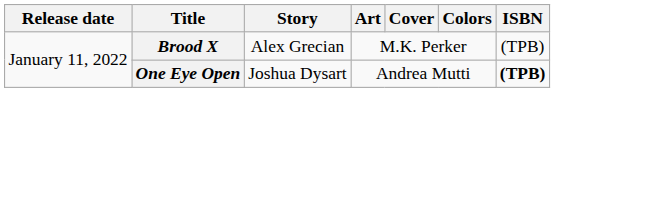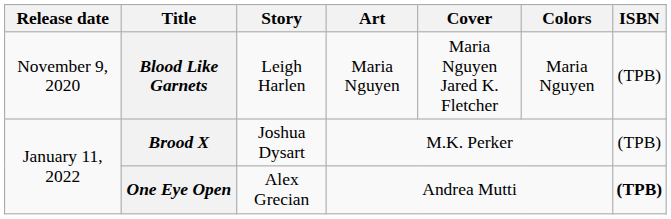+ row: (179, 75)
(297, 45) Alex Grecian -> (282, 142) Joshua Dysart
(297, 73) Joshua Dysart -> (282, 189) Alex Grecian
